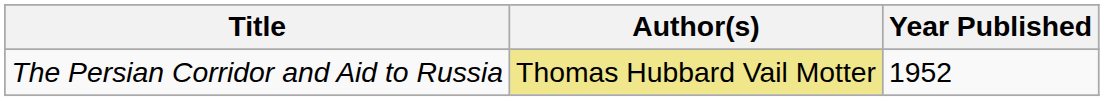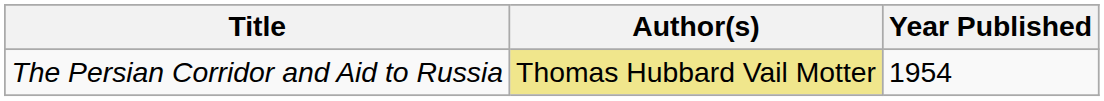(921, 71) 1952 -> (921, 71) 1954
